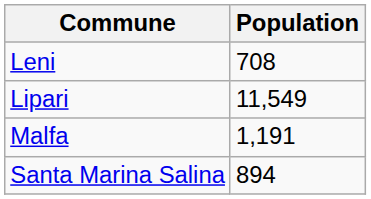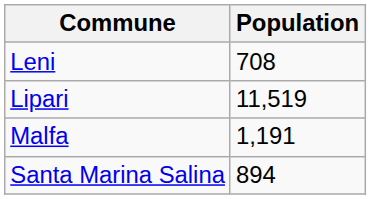(272, 99) 11,549 -> (272, 99) 11,519
